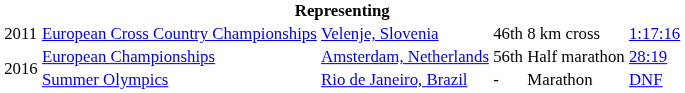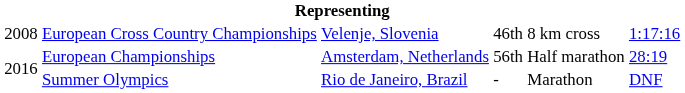(21, 33) 2011 -> (21, 33) 2008
